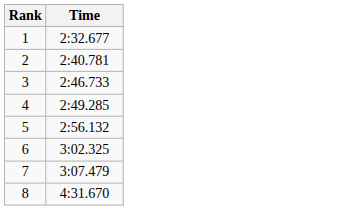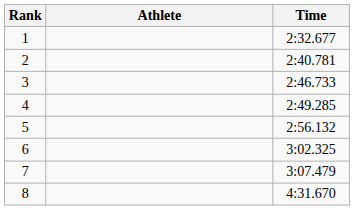+ column: (159, 15)
